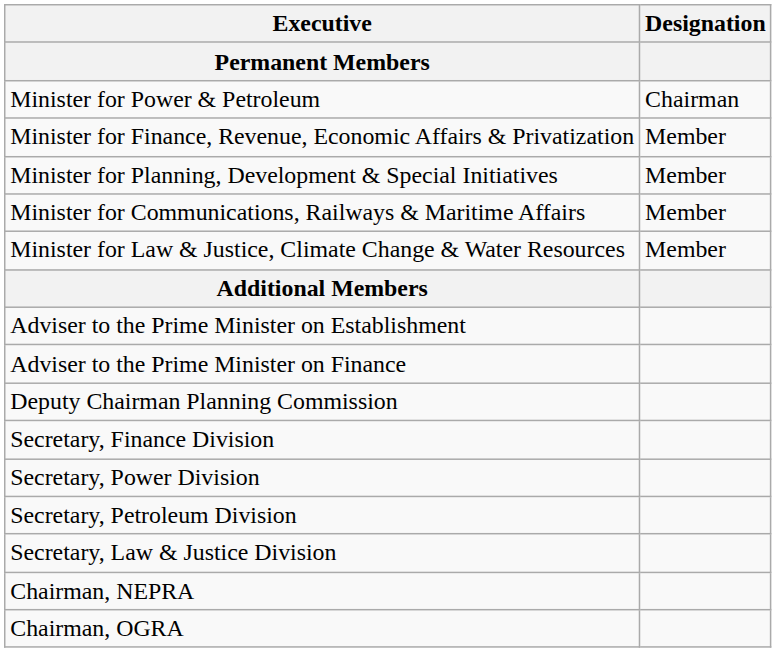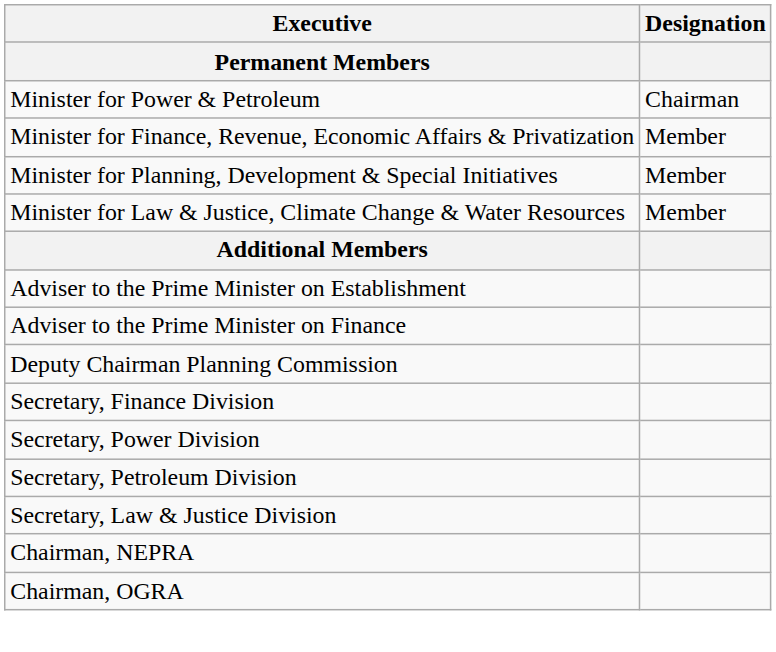- row: (298, 212)
